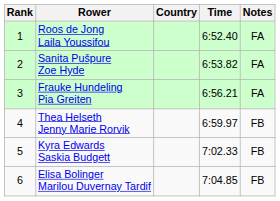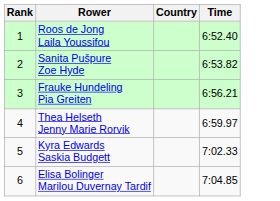- column: (258, 13)
